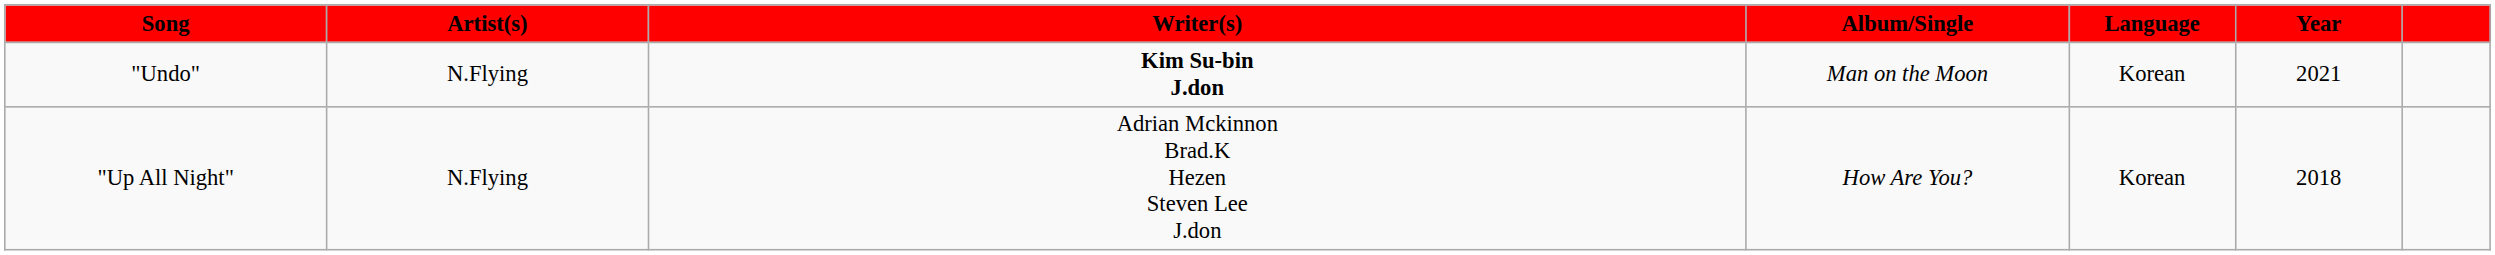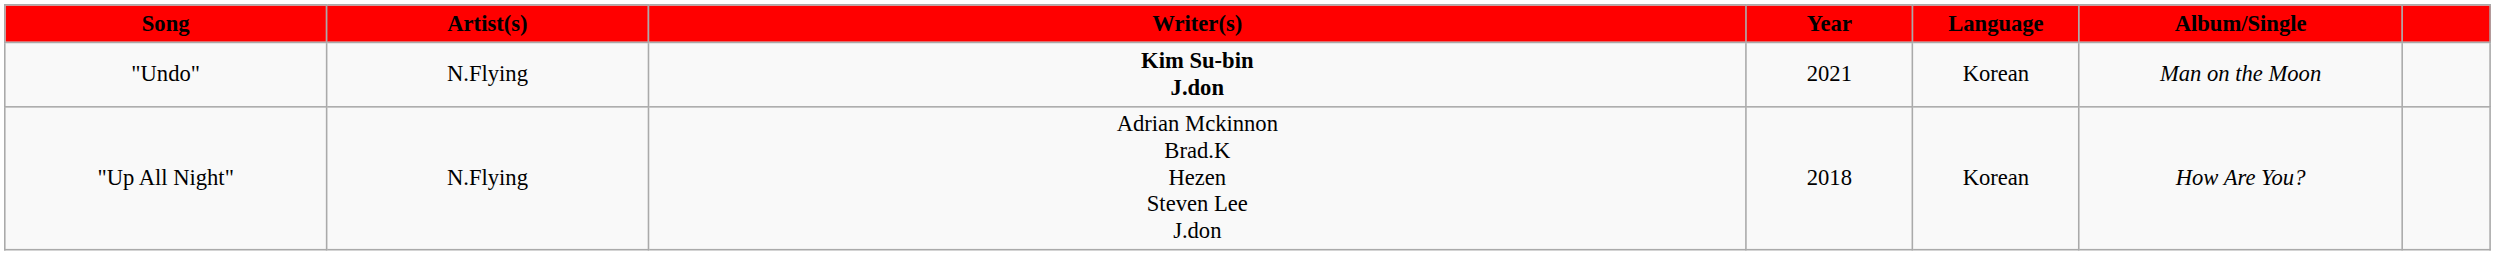columns swapped: (1907, 23) <-> (2319, 23)
